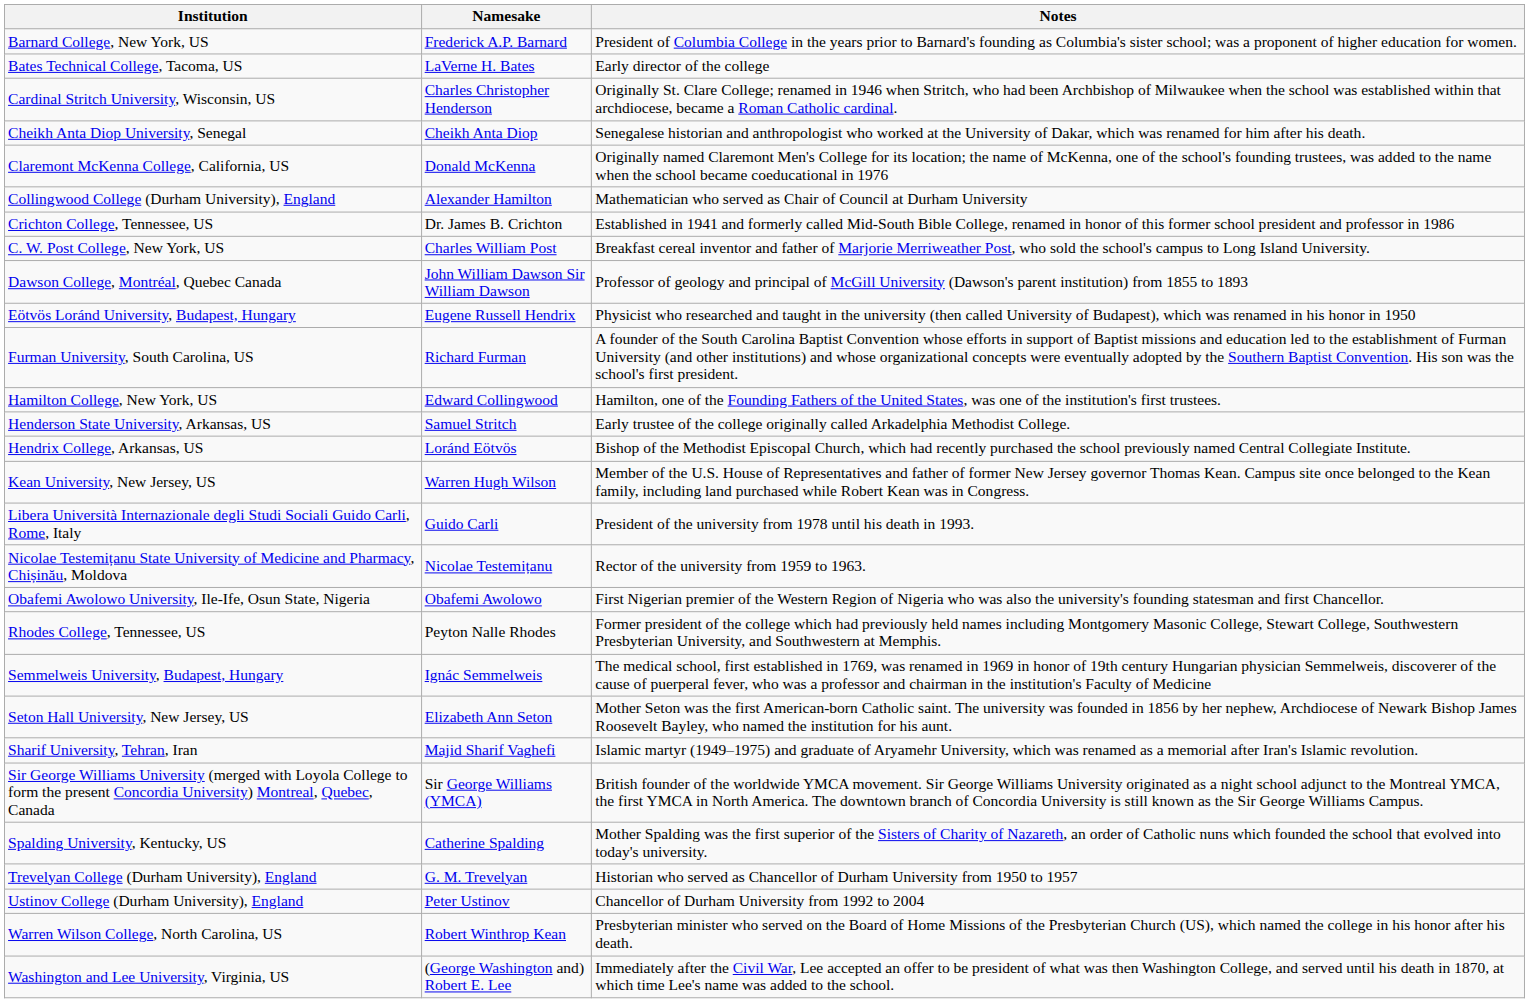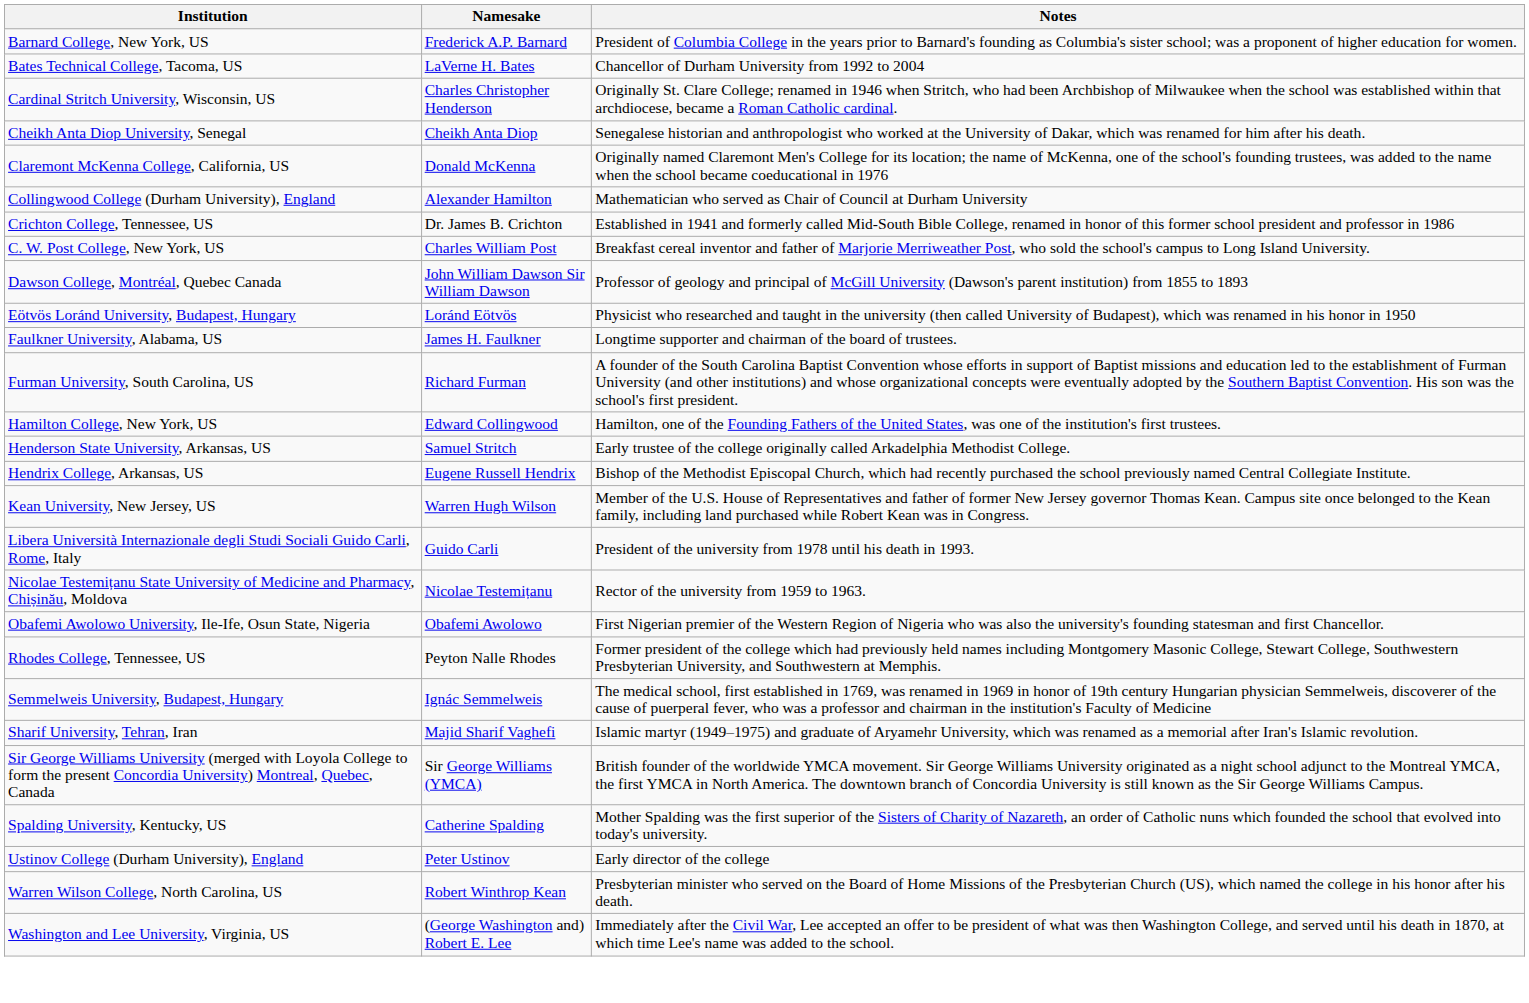(682, 66) Early director of the college -> (760, 66) Chancellor of Durham University from 1992 to 2004
(500, 315) Eugene Russell Hendrix -> (471, 315) Loránd Eötvös
+ row: (115, 339)
(471, 448) Loránd Eötvös -> (500, 473) Eugene Russell Hendrix
- row: (128, 717)
- row: (162, 876)
(760, 901) Chancellor of Durham University from 1992 to 2004 -> (682, 859) Early director of the college
